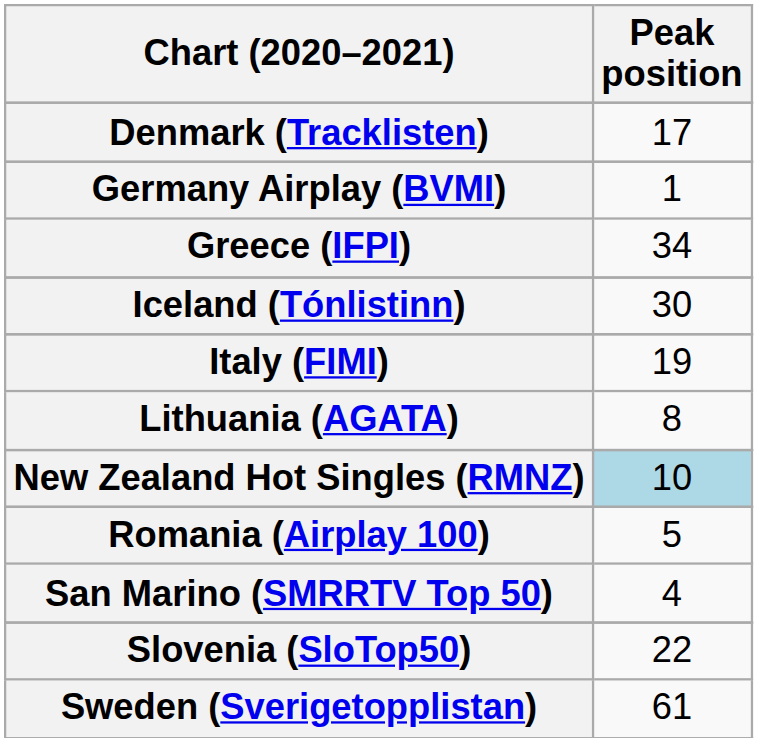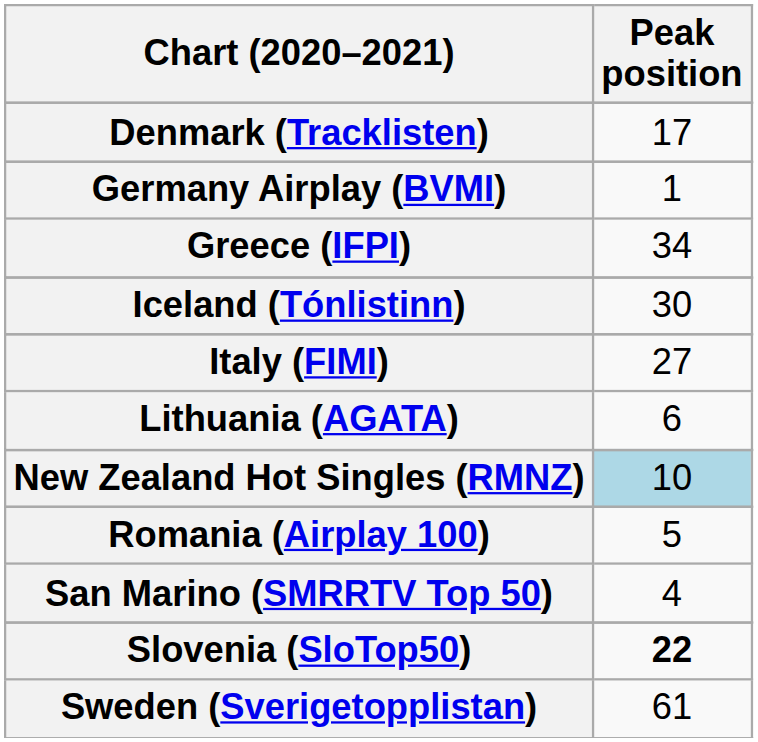(672, 362) 19 -> (672, 362) 27
(672, 419) 8 -> (672, 419) 6
(672, 650) normal -> (672, 650) bold
